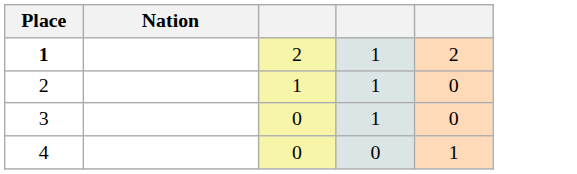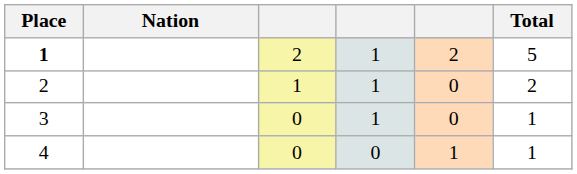+ column: (532, 21)
